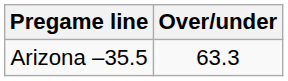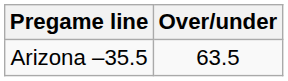(218, 57) 63.3 -> (218, 57) 63.5
